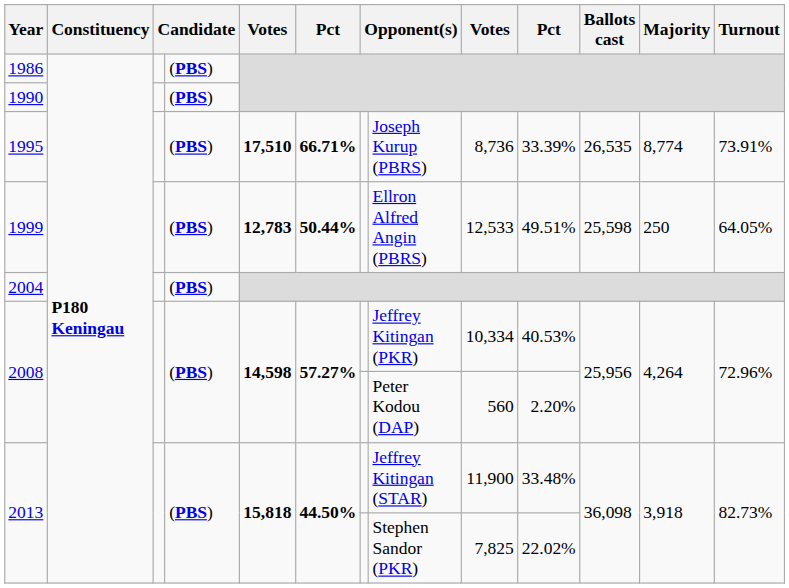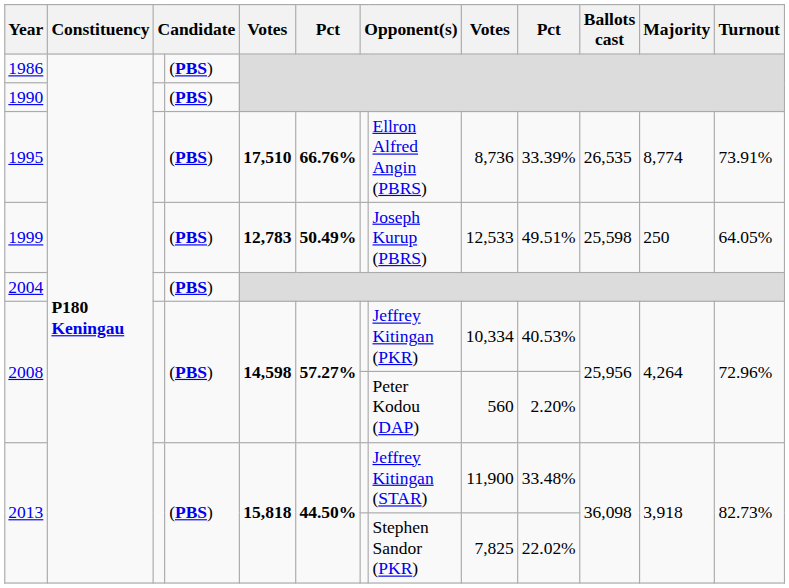(328, 146) 66.71% -> (328, 157) 66.76%
(400, 146) Joseph Kurup (PBRS) -> (400, 157) Ellron Alfred Angin (PBRS)
(328, 227) 50.44% -> (328, 237) 50.49%
(400, 227) Ellron Alfred Angin (PBRS) -> (400, 237) Joseph Kurup (PBRS)
